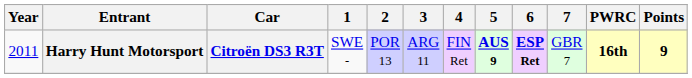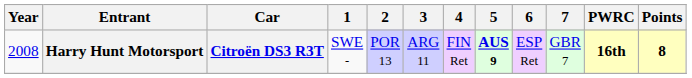(23, 51) 2011 -> (23, 51) 2008
(530, 51) bold -> (529, 51) normal
(664, 51) 9 -> (662, 51) 8
